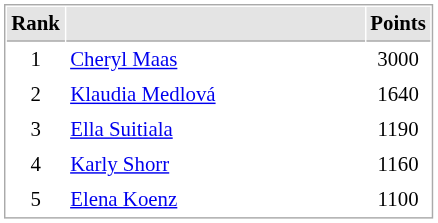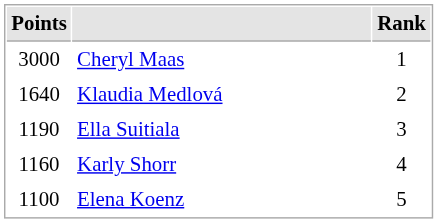columns swapped: (36, 23) <-> (398, 23)
